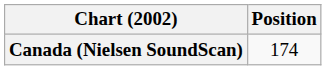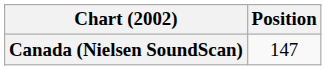(284, 49) 174 -> (284, 49) 147
